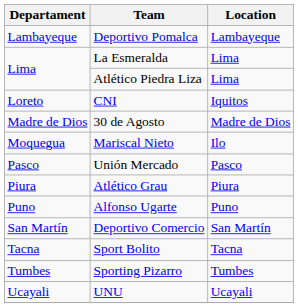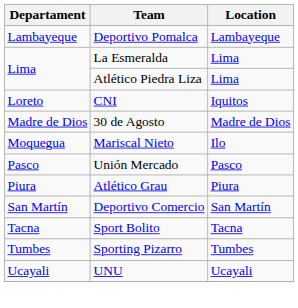- row: (135, 206)
